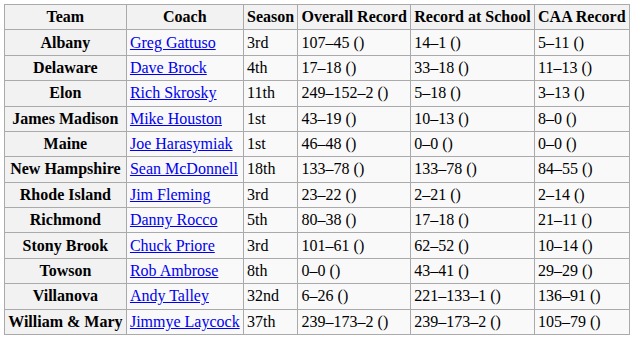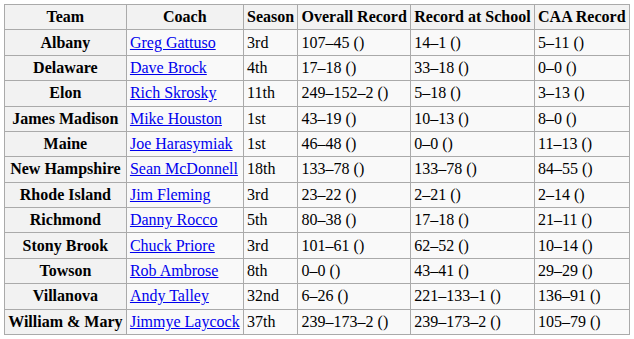(565, 67) 11–13 () -> (557, 67) 0–0 ()
(557, 144) 0–0 () -> (565, 144) 11–13 ()
